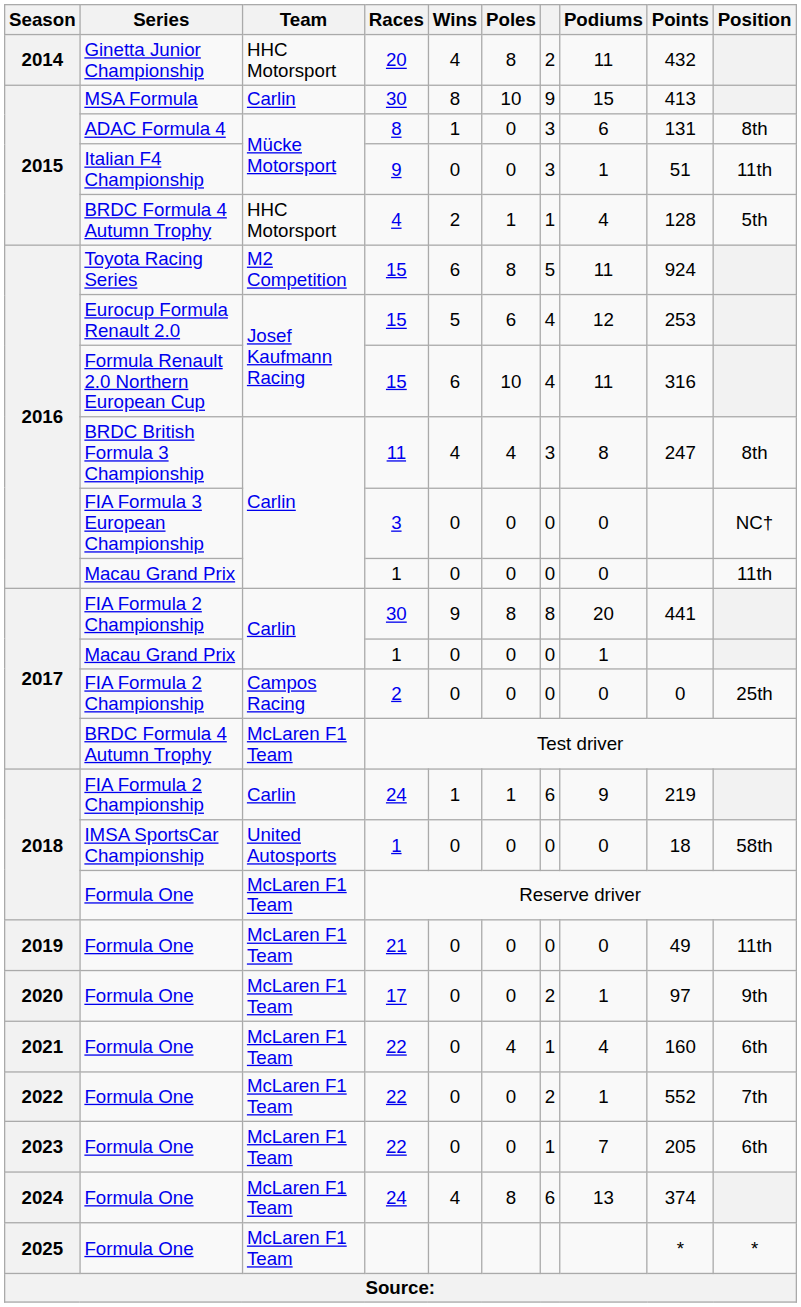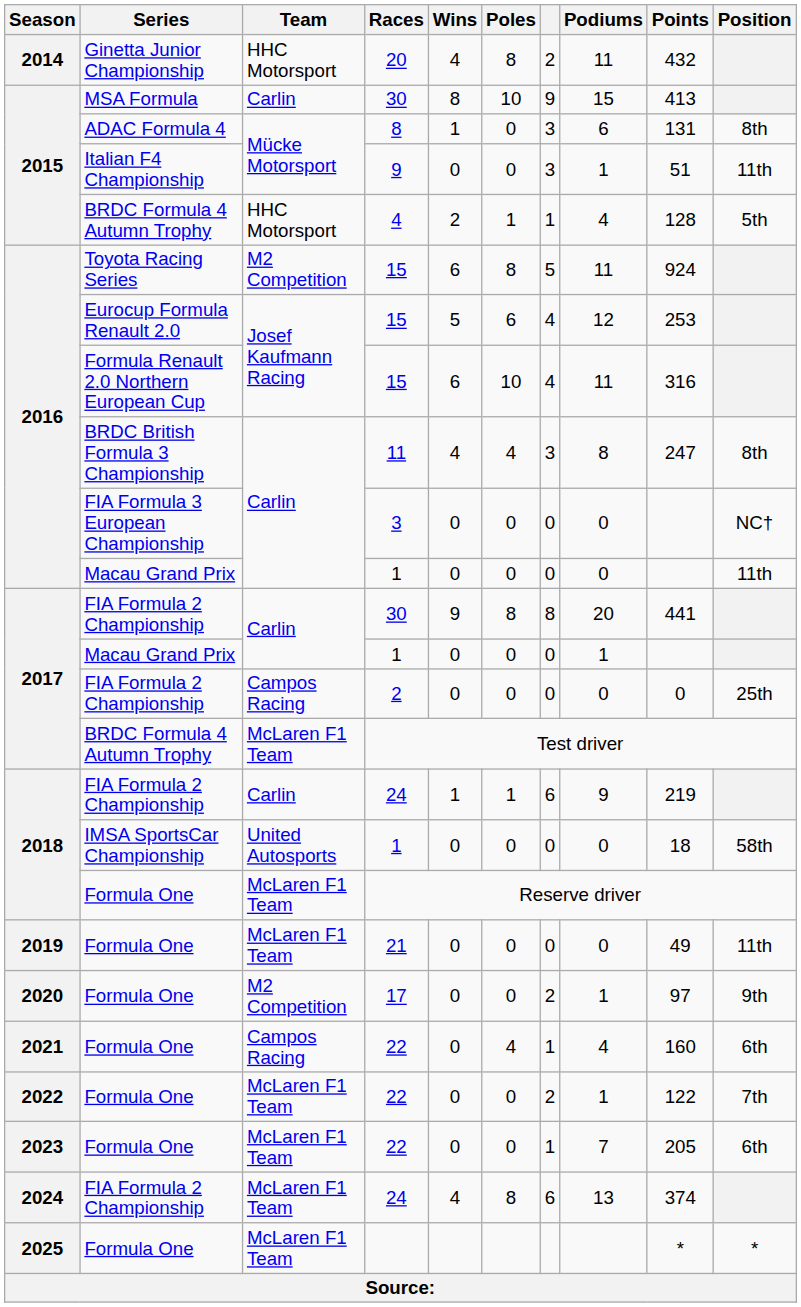(297, 996) McLaren F1 Team -> (297, 996) M2 Competition
(297, 1047) McLaren F1 Team -> (282, 1047) Campos Racing
(680, 1097) 552 -> (680, 1097) 122
(139, 1198) Formula One -> (144, 1198) FIA Formula 2 Championship
